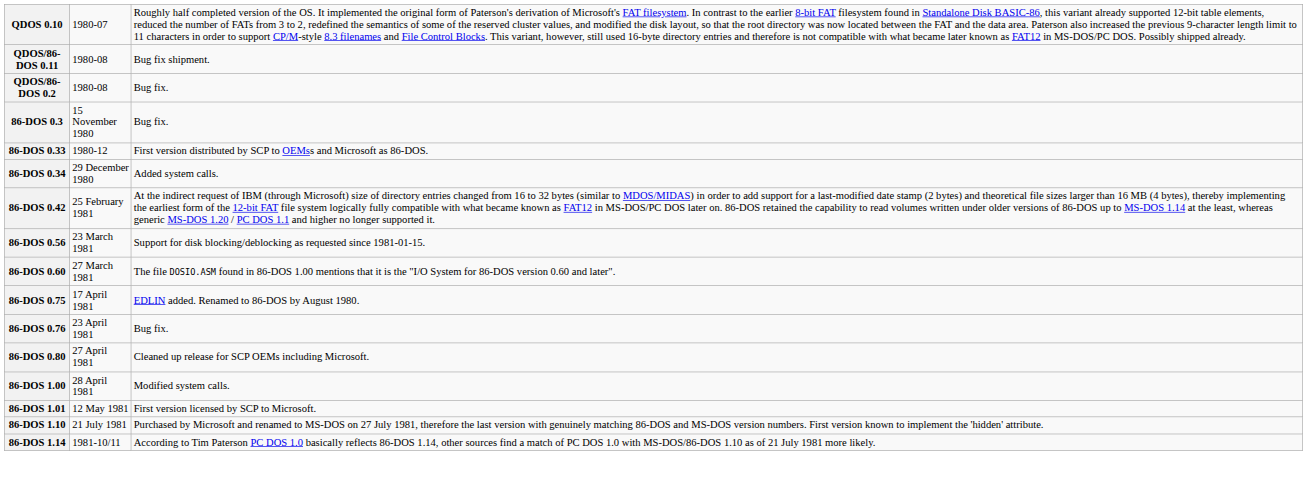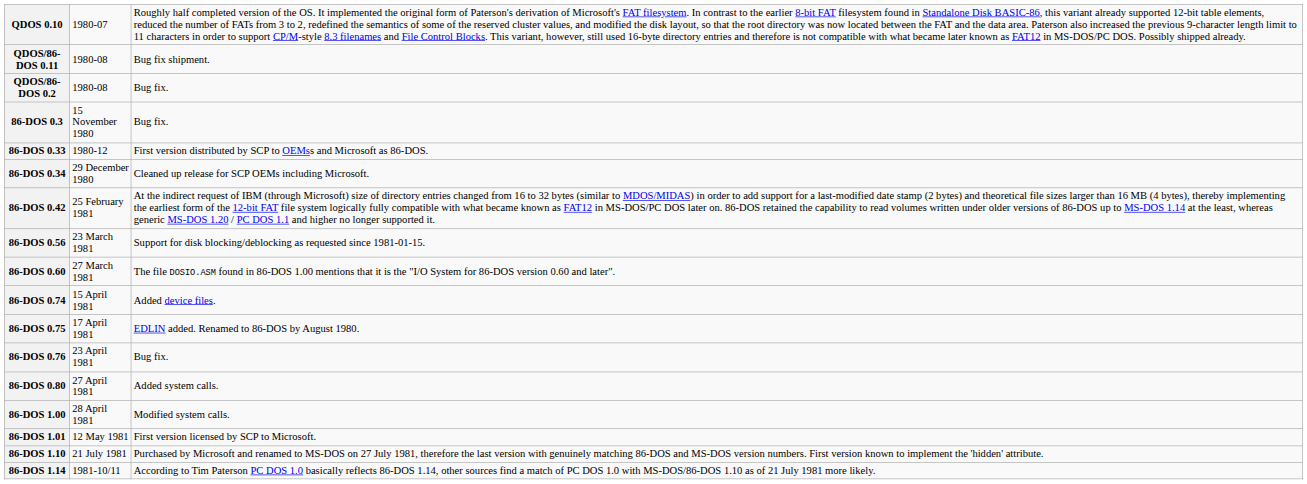(176, 173) Added system calls. -> (251, 173) Cleaned up release for SCP OEMs including Microsoft.
+ row: (37, 300)
(251, 357) Cleaned up release for SCP OEMs including Microsoft. -> (176, 386) Added system calls.
